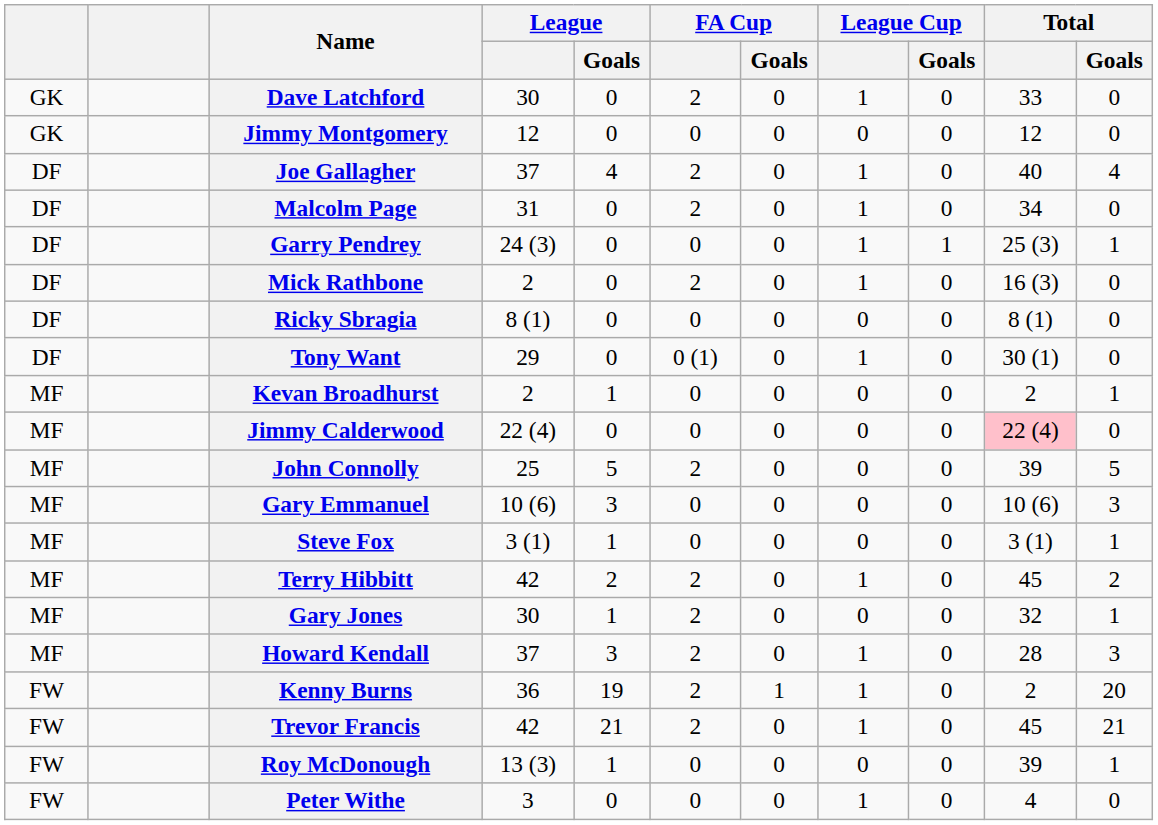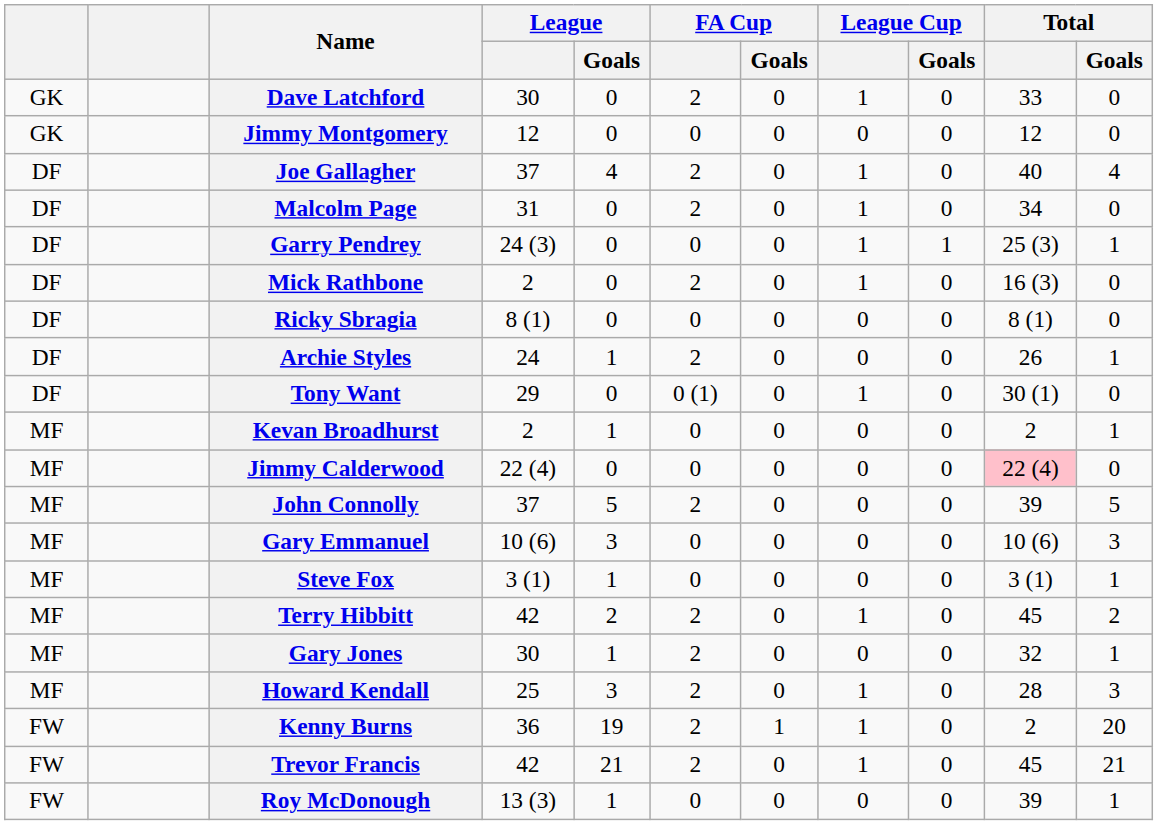+ row: (346, 356)
(528, 467) 25 -> (528, 504) 37
(528, 652) 37 -> (528, 689) 25
- row: (346, 801)
